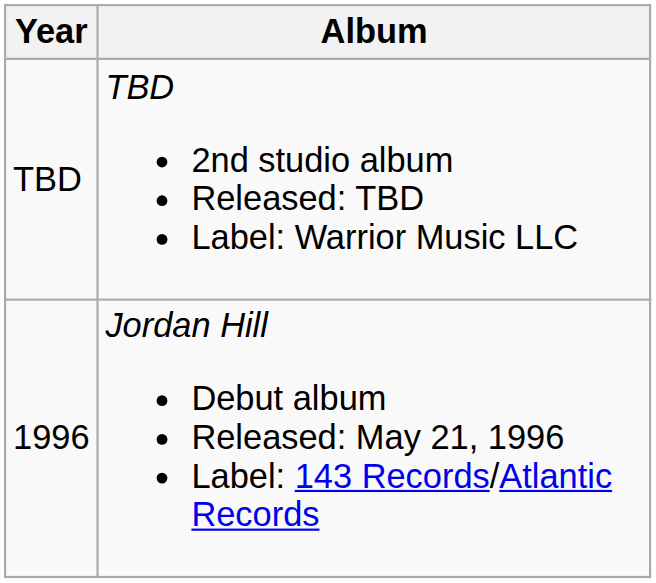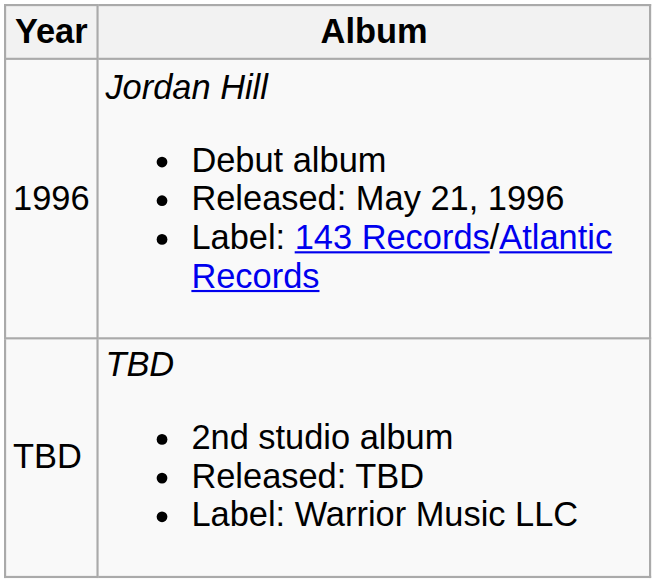rows swapped: (51, 437) <-> (47, 178)
